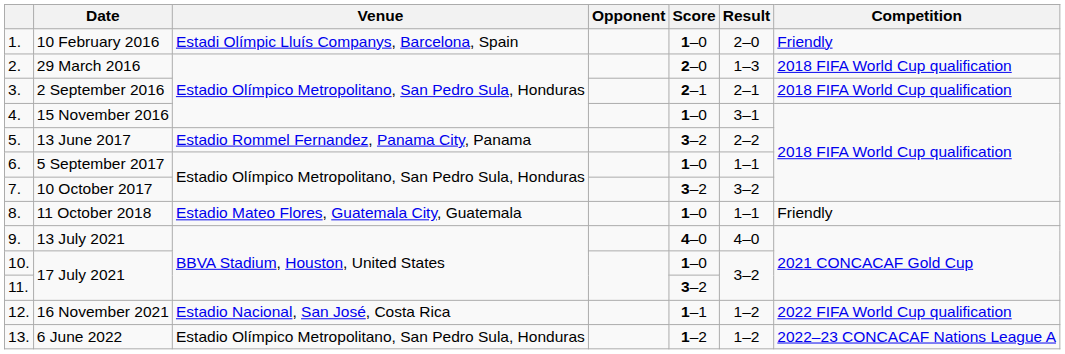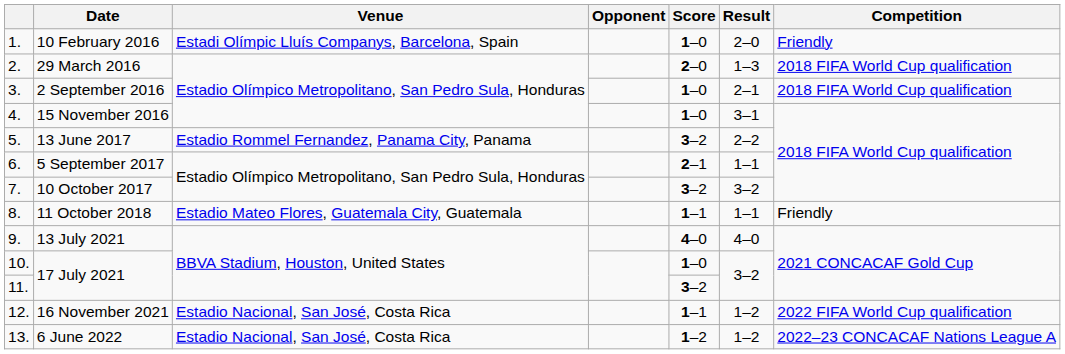(694, 90) 2–1 -> (694, 90) 1–0
(694, 164) 1–0 -> (694, 164) 2–1
(694, 213) 1–0 -> (694, 213) 1–1
(380, 336) Estadio Olímpico Metropolitano, San Pedro Sula, Honduras -> (313, 336) Estadio Nacional, San José, Costa Rica
